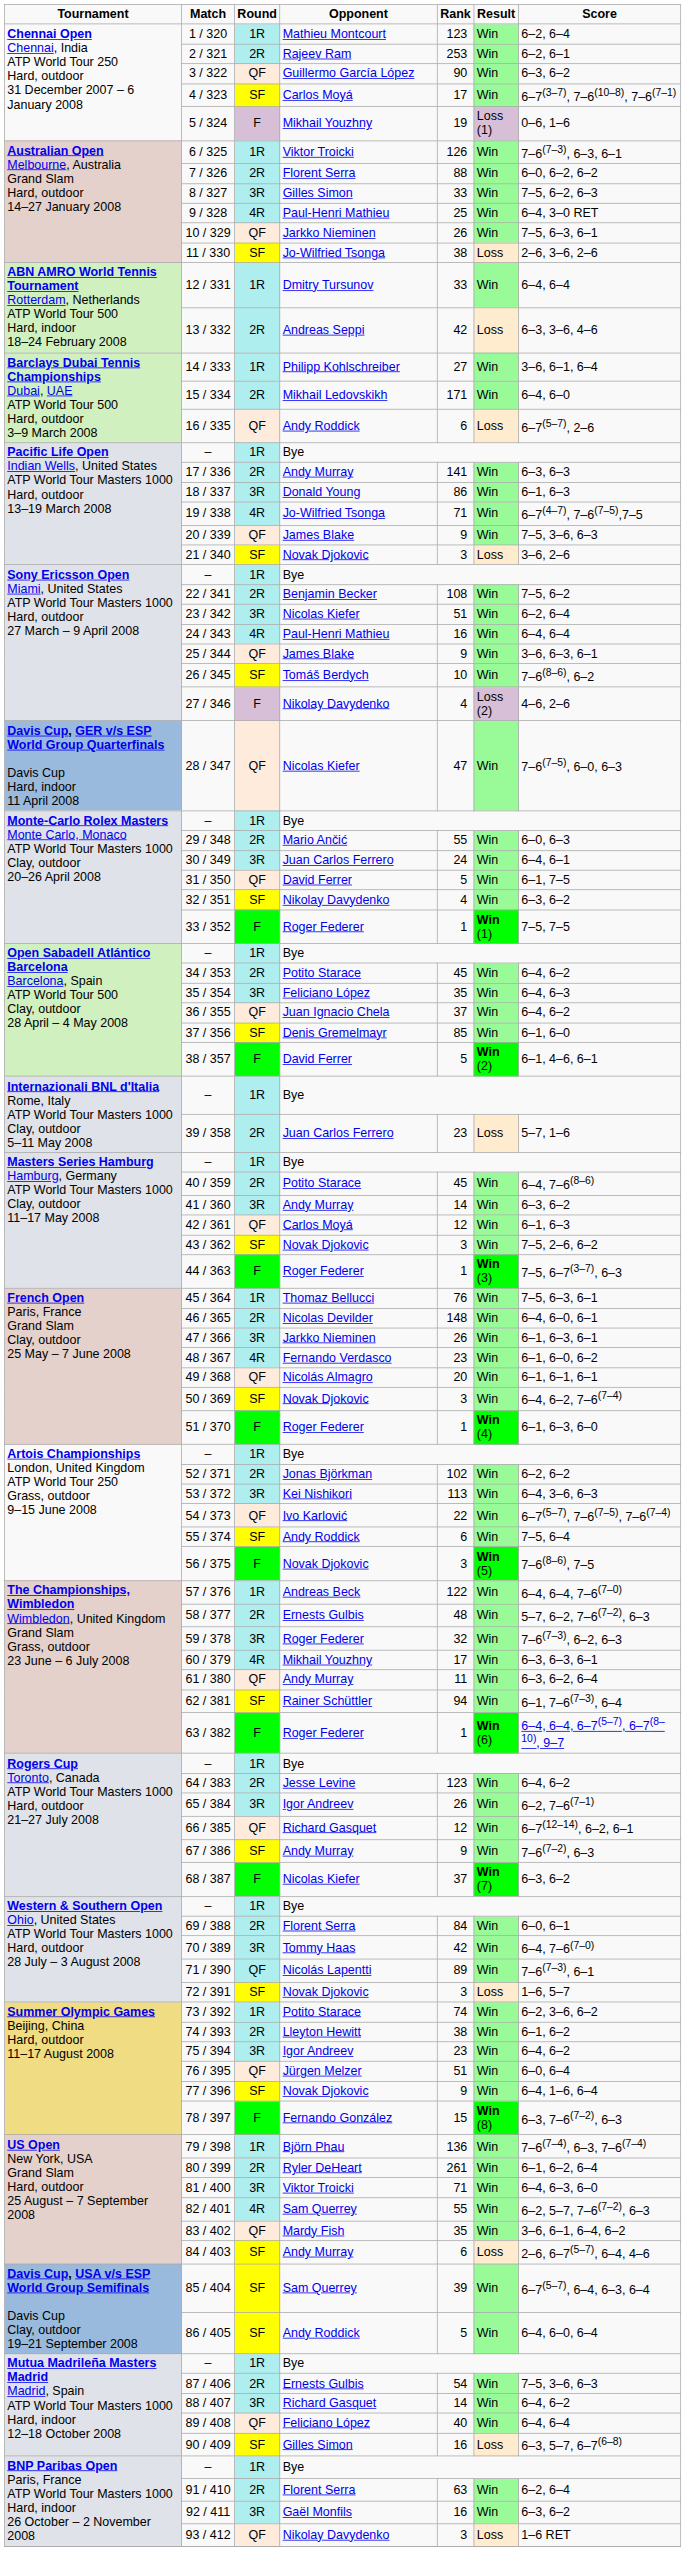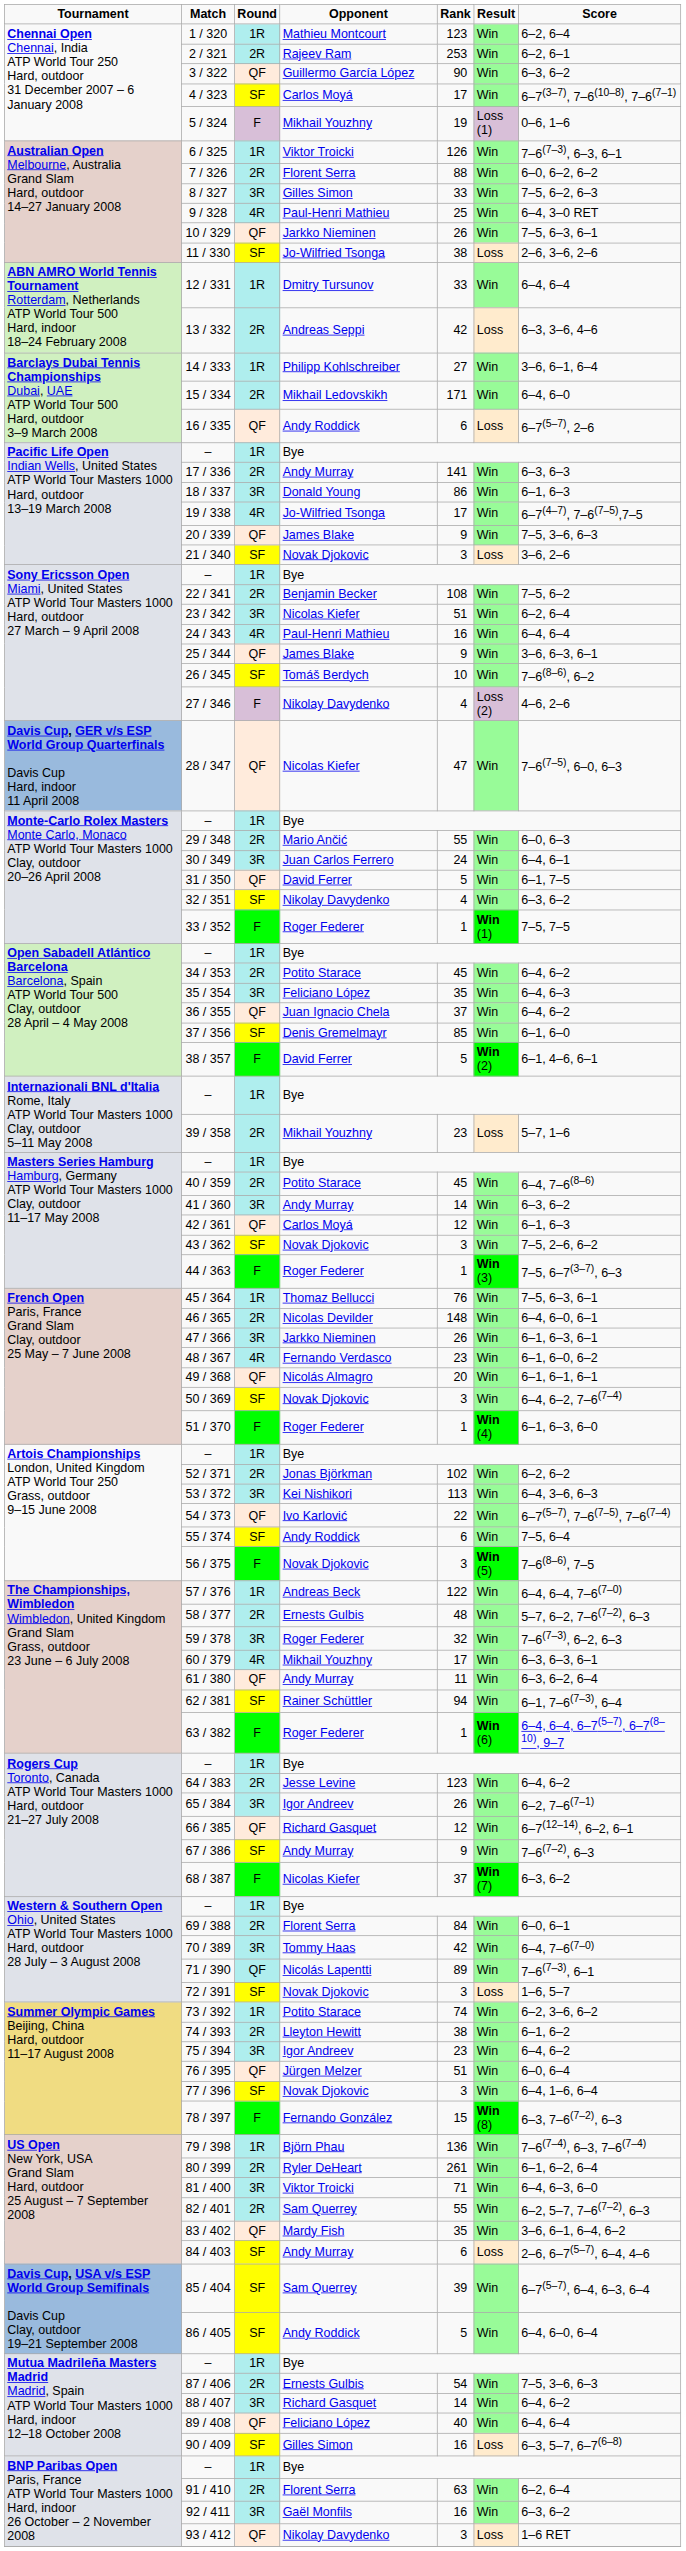(460, 513) 71 -> (460, 513) 17
(338, 1133) Juan Carlos Ferrero -> (327, 1133) Mikhail Youzhny
(464, 2091) 9 -> (464, 2091) 3
(257, 2209) 4R -> (257, 2209) 2R
